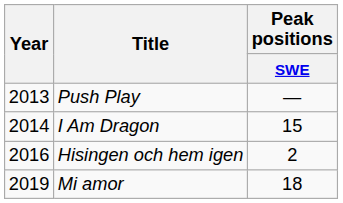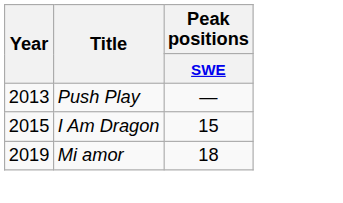(29, 126) 2014 -> (29, 126) 2015
- row: (151, 155)
